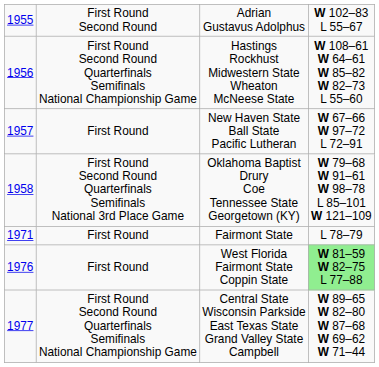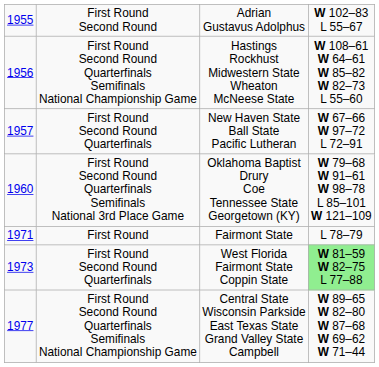(118, 131) First Round -> (118, 131) First Round Second Round Quarterfinals
(20, 190) 1958 -> (20, 190) 1960
(20, 267) 1976 -> (20, 267) 1973
(118, 267) First Round -> (118, 267) First Round Second Round Quarterfinals
